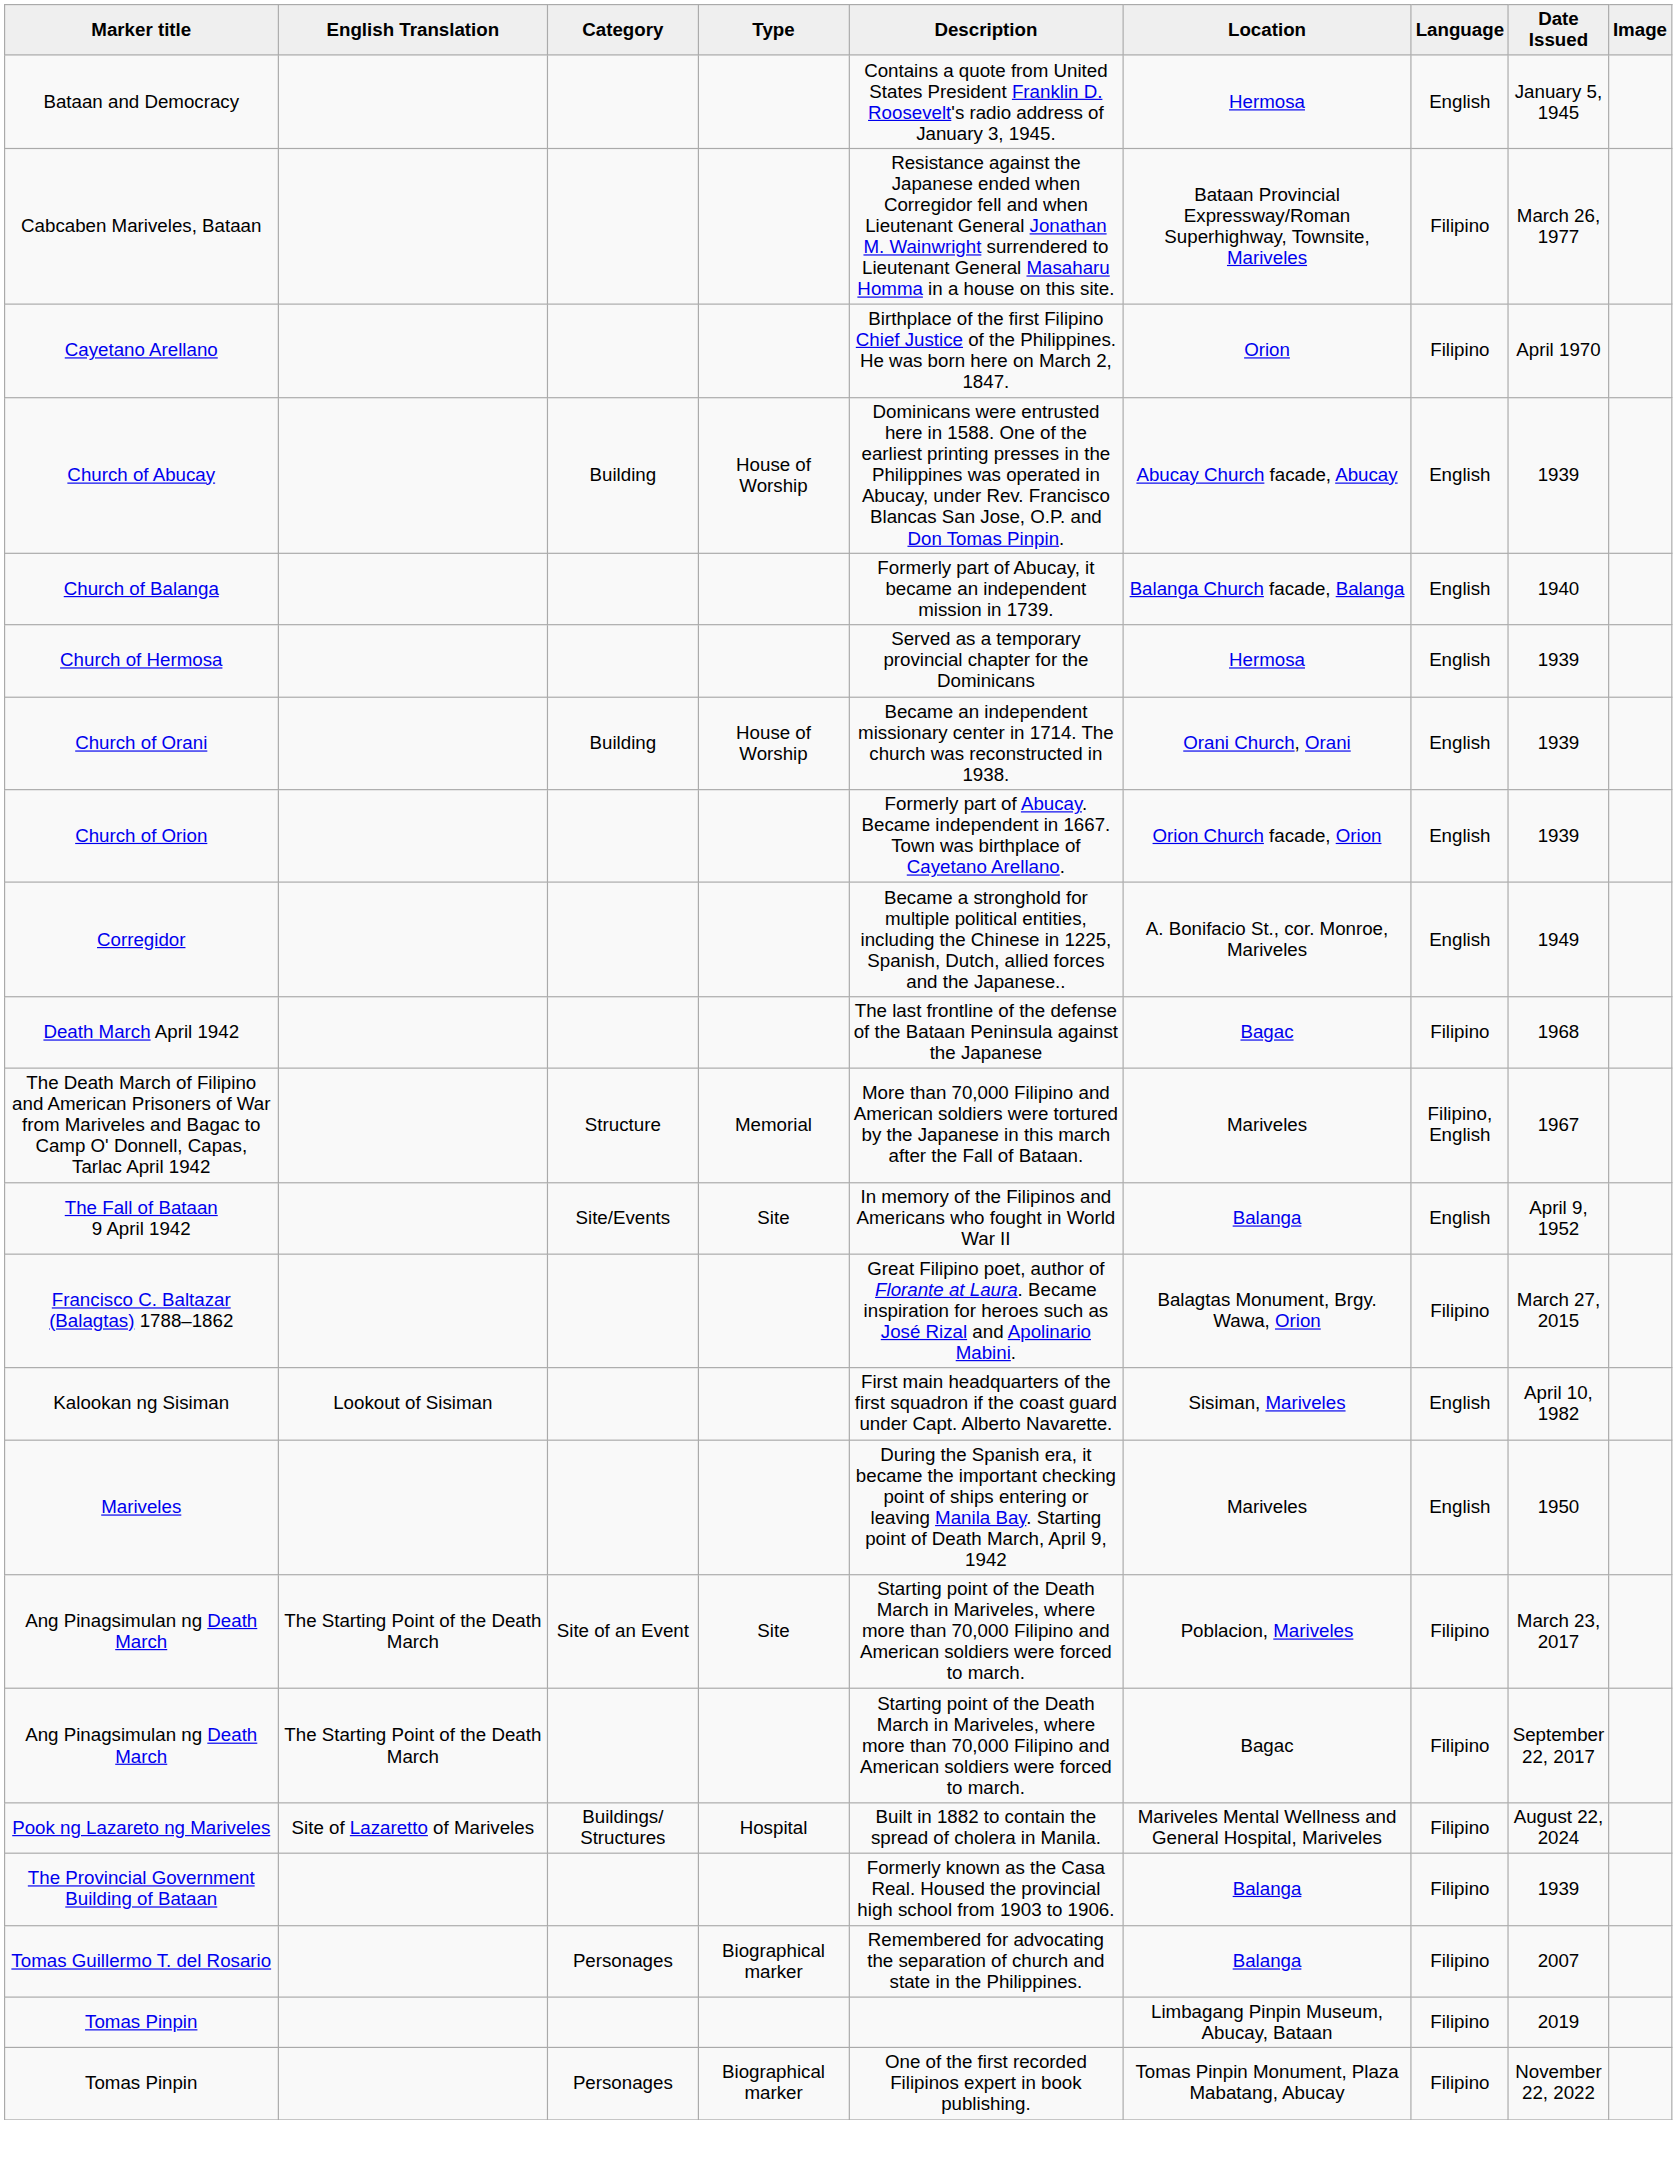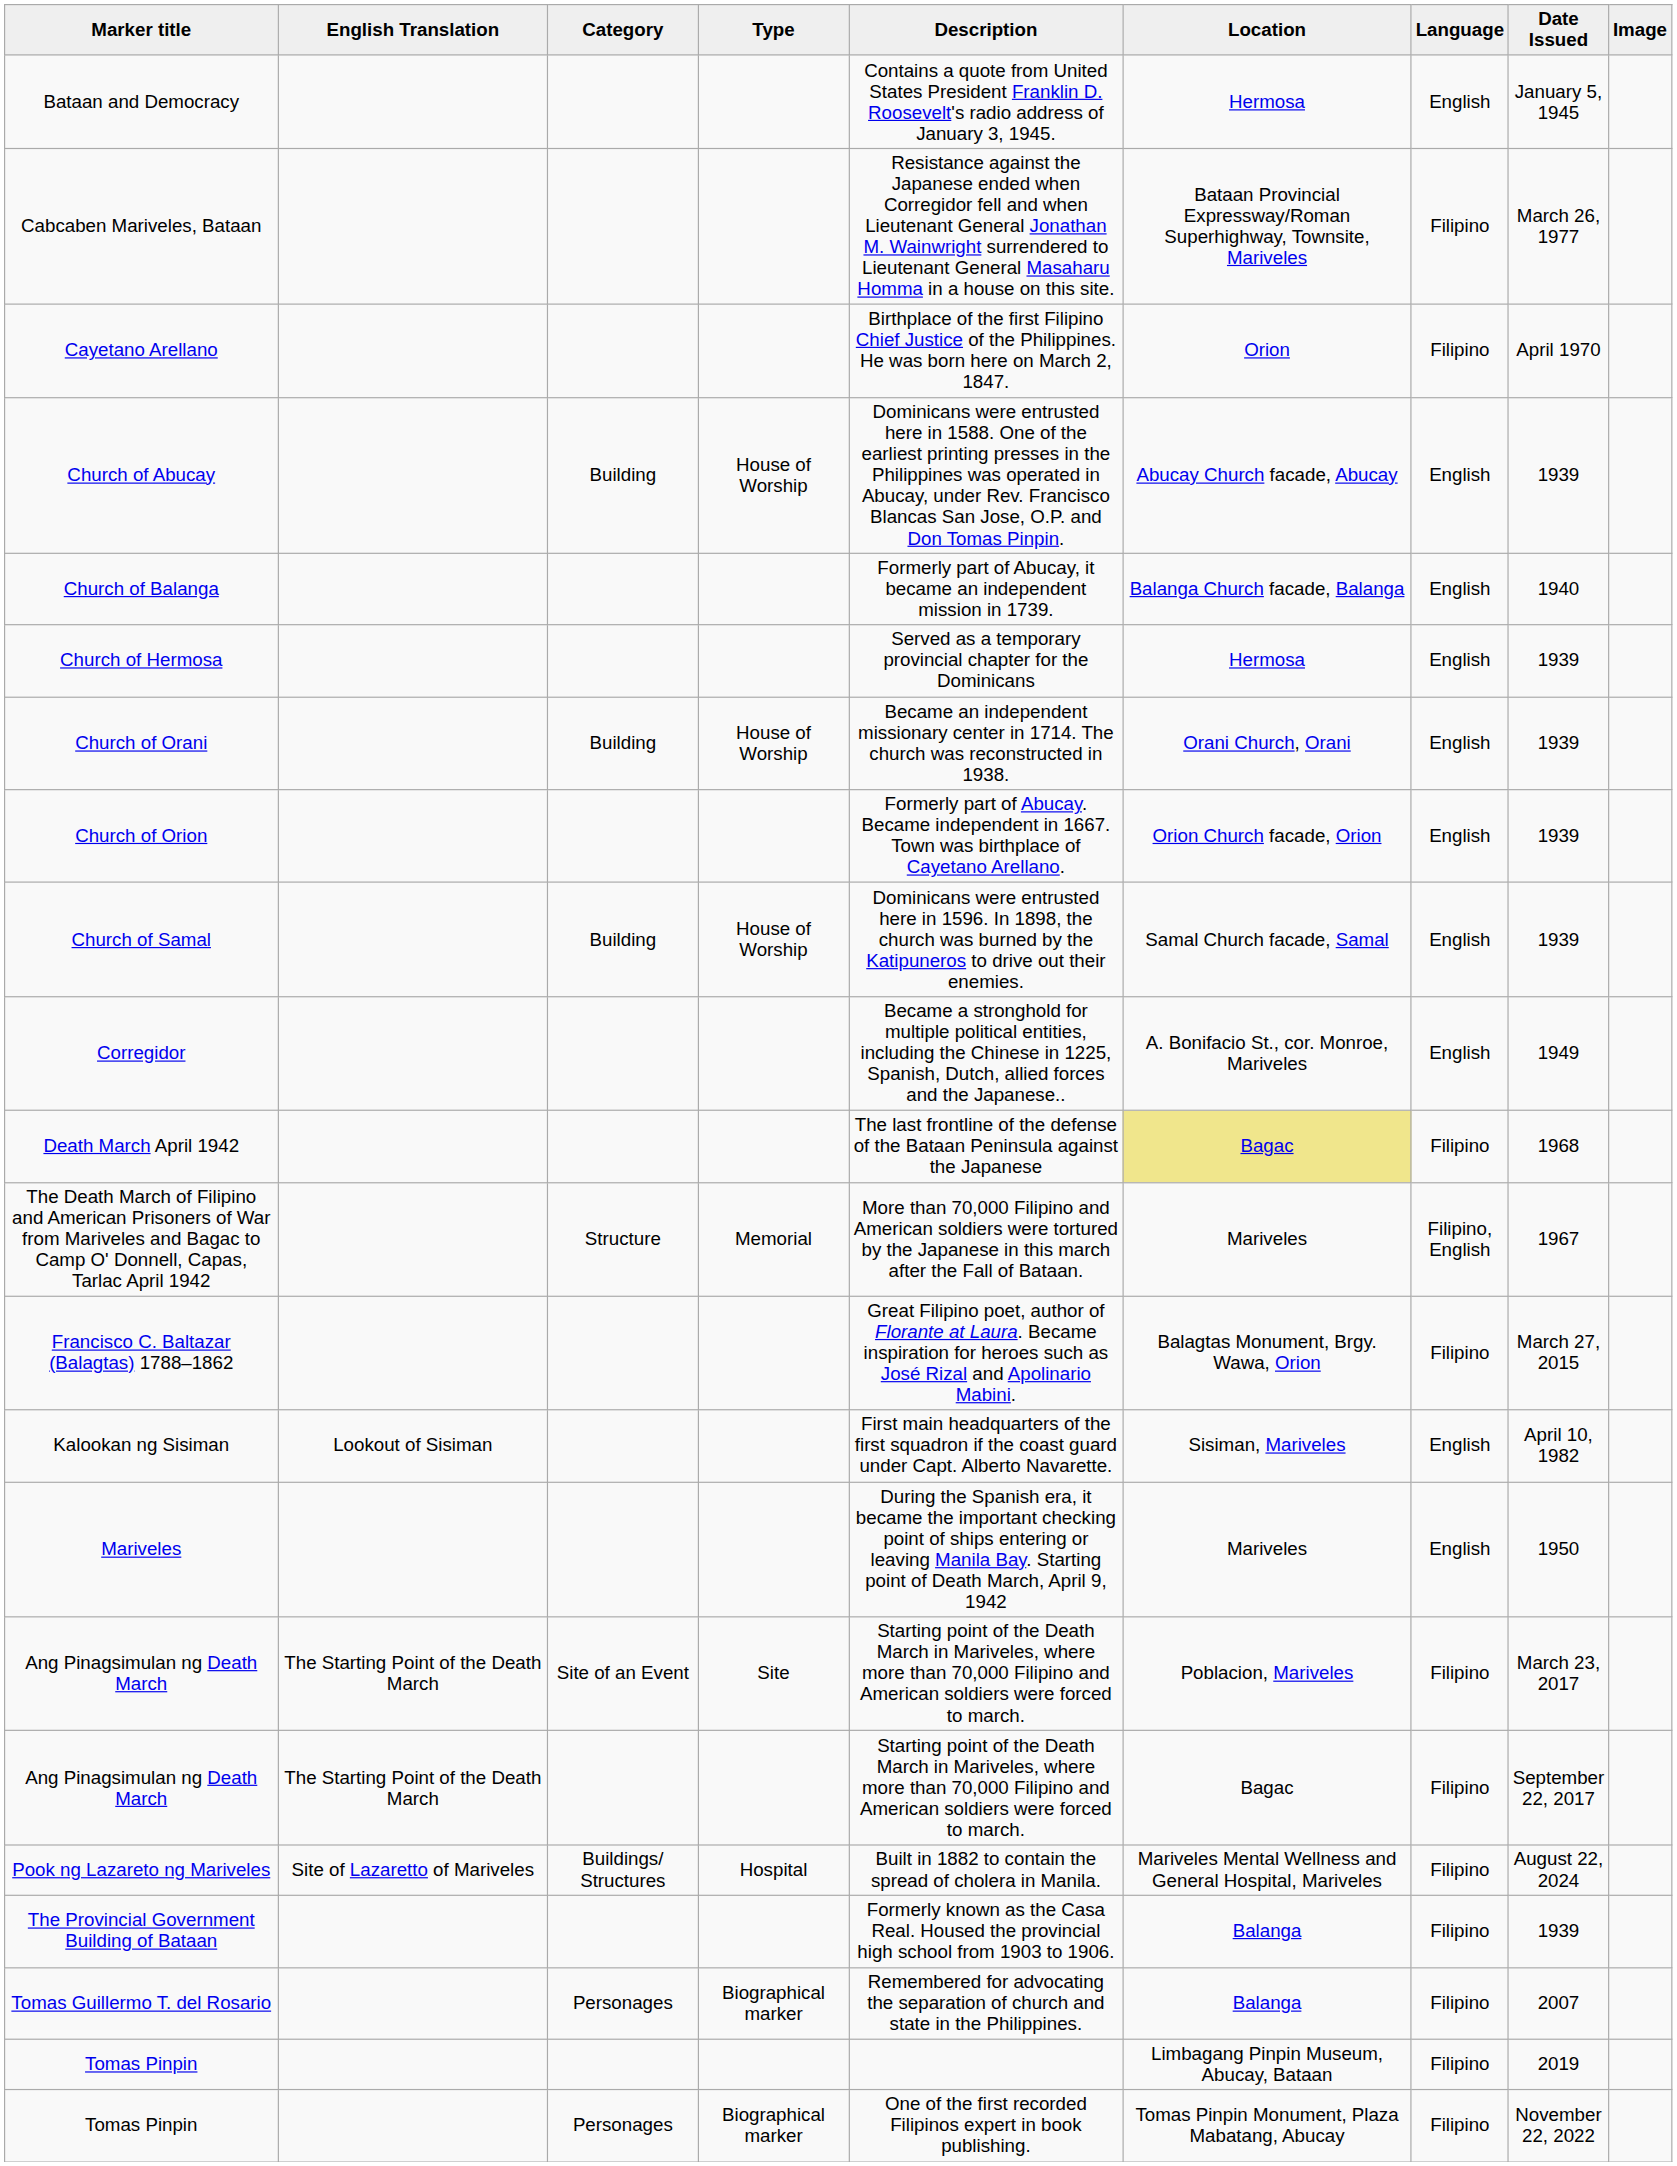+ row: (141, 939)
(1267, 1032) no background -> (1267, 1146) khaki background
- row: (141, 1218)
